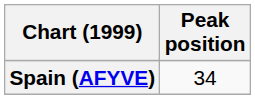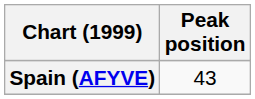(205, 77) 34 -> (205, 77) 43
